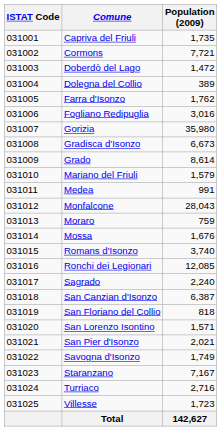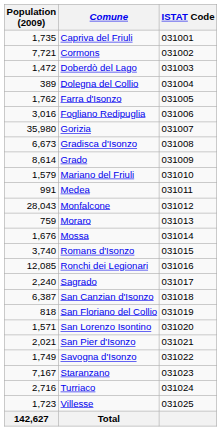columns swapped: (33, 17) <-> (190, 17)
